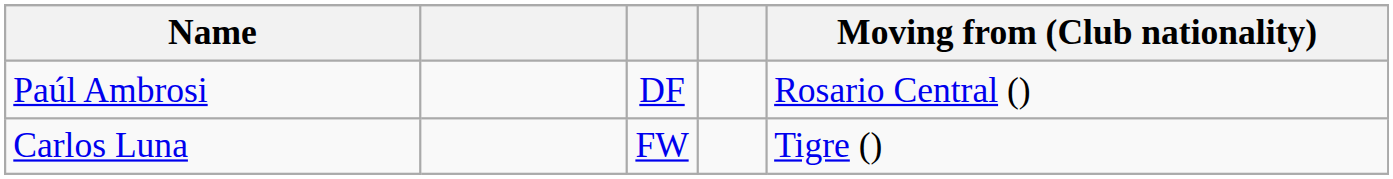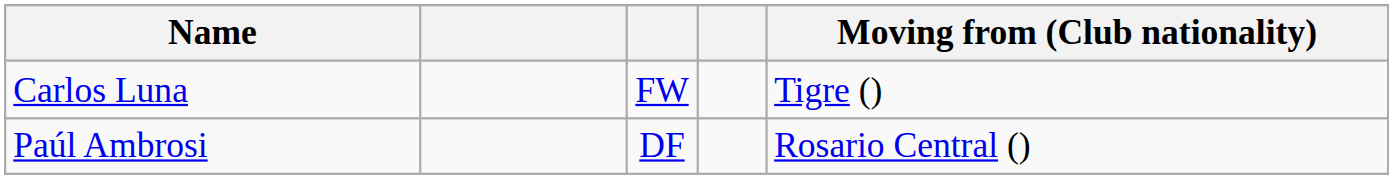rows swapped: (101, 145) <-> (110, 88)
